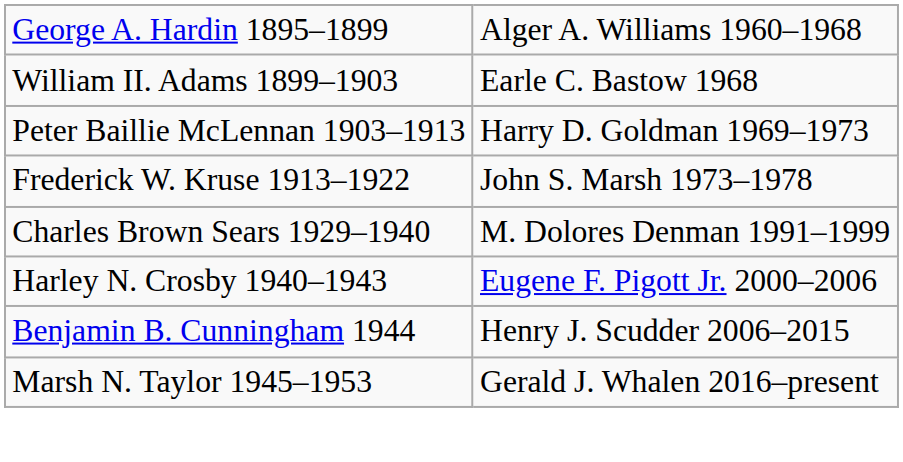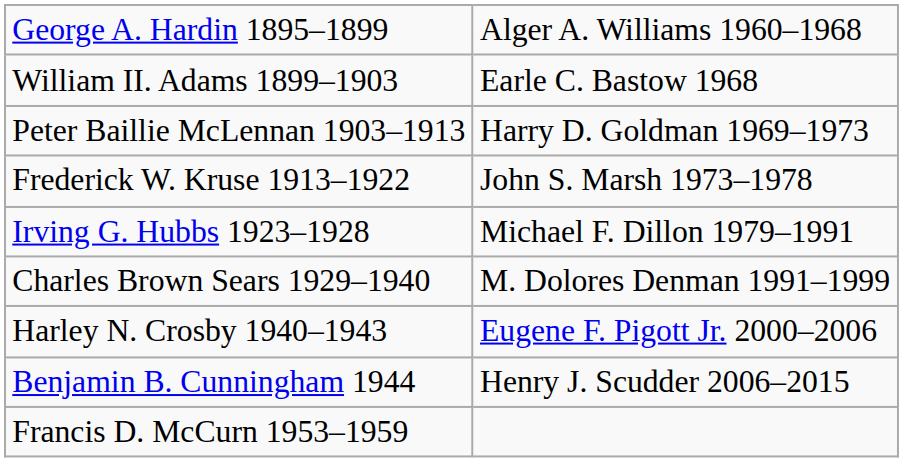+ row: (191, 230)
- row: (192, 381)
+ row: (210, 431)
